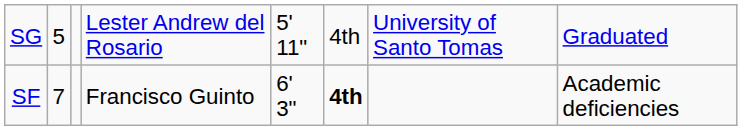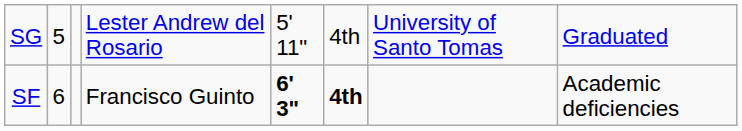(59, 95) 7 -> (59, 95) 6
(286, 95) normal -> (288, 95) bold
